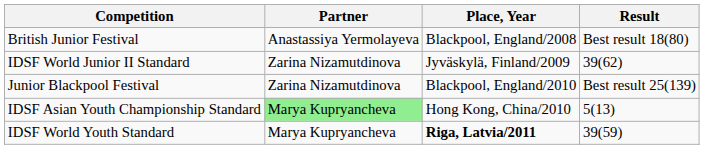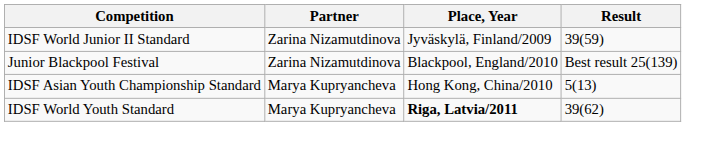- row: (73, 39)
(603, 62) 39(62) -> (584, 39) 39(59)
(332, 109) lightgreen background -> (332, 86) no background
(603, 132) 39(59) -> (584, 109) 39(62)
